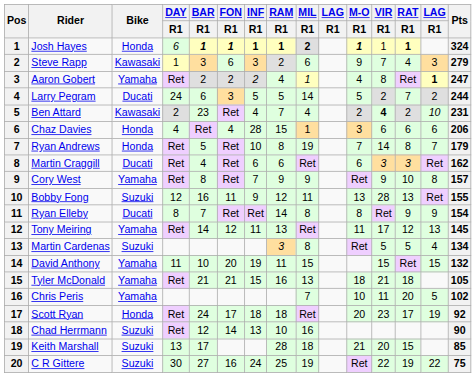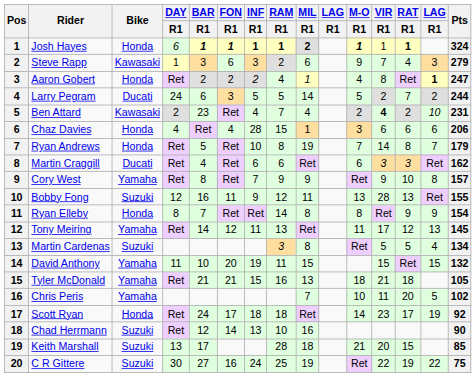(137, 79) Yamaha -> (137, 79) Honda
(137, 213) Ducati -> (137, 213) Honda
(359, 313) 20 -> (359, 313) 14
